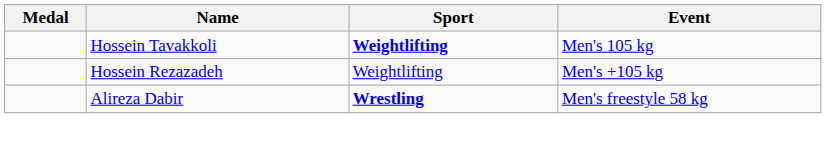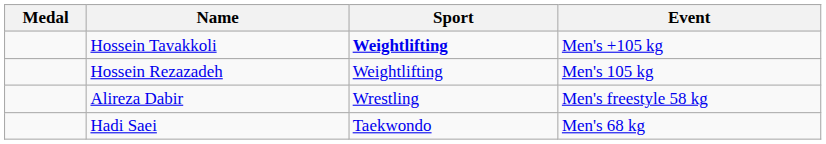(608, 44) Men's 105 kg -> (612, 44) Men's +105 kg
(612, 71) Men's +105 kg -> (608, 71) Men's 105 kg
(388, 98) bold -> (386, 98) normal
+ row: (124, 125)
